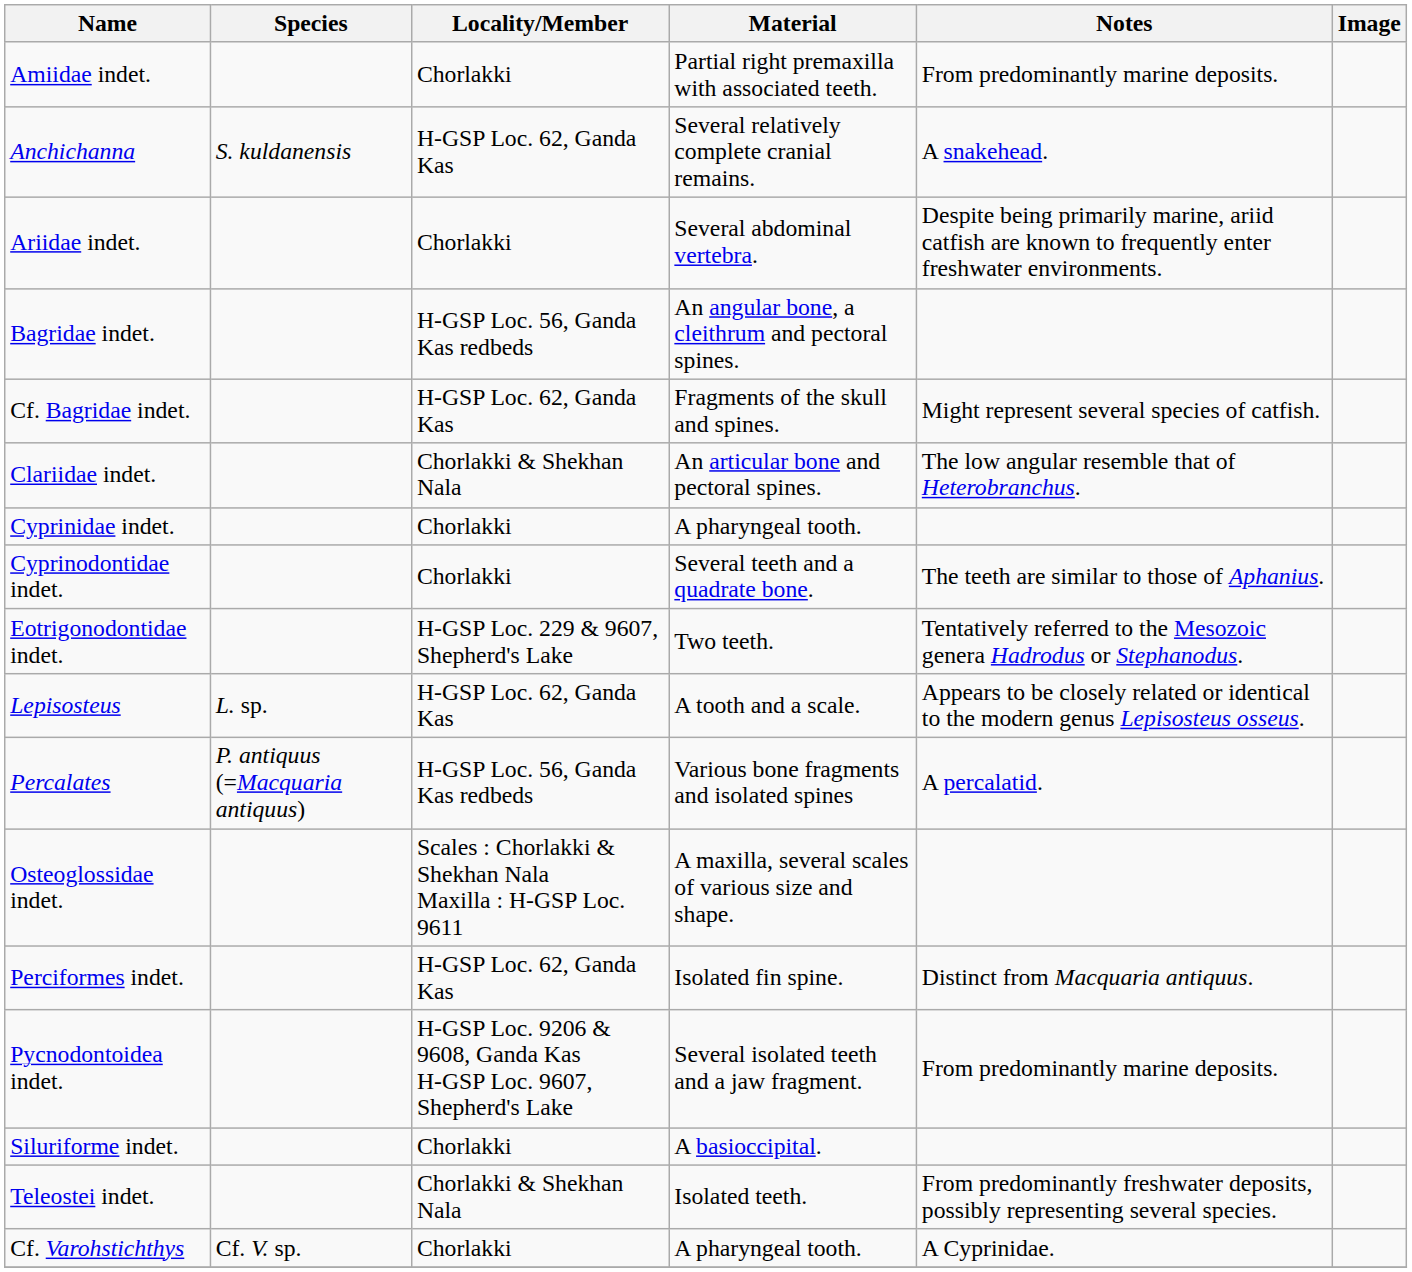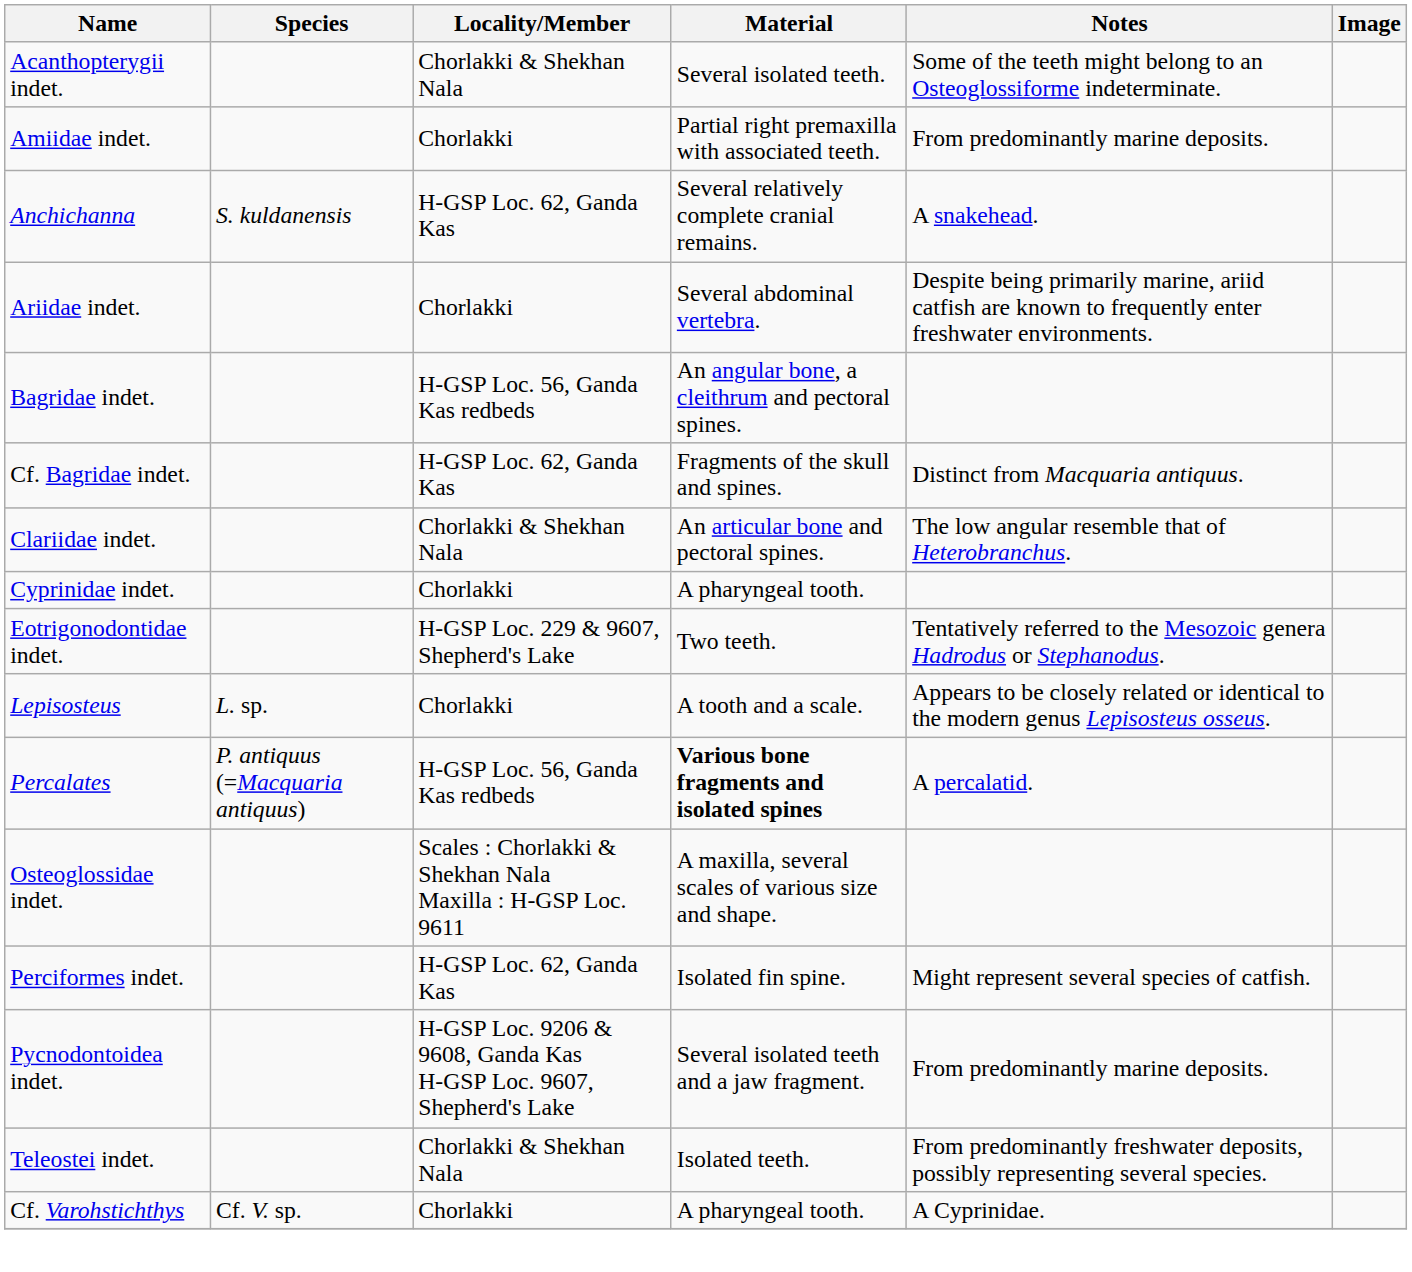+ row: (87, 74)
(1121, 410) Might represent several species of catfish. -> (1078, 475) Distinct from Macquaria antiquus.
- row: (90, 576)
(527, 705) H-GSP Loc. 62, Ganda Kas -> (466, 705) Chorlakki
(787, 782) normal -> (750, 782) bold
(1088, 977) Distinct from Macquaria antiquus. -> (1111, 977) Might represent several species of catfish.
- row: (94, 1146)
